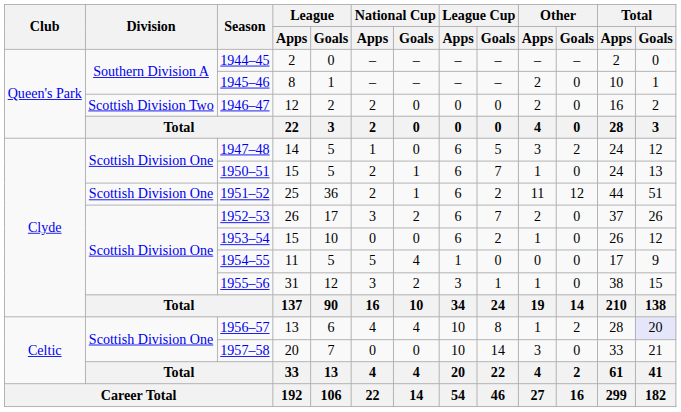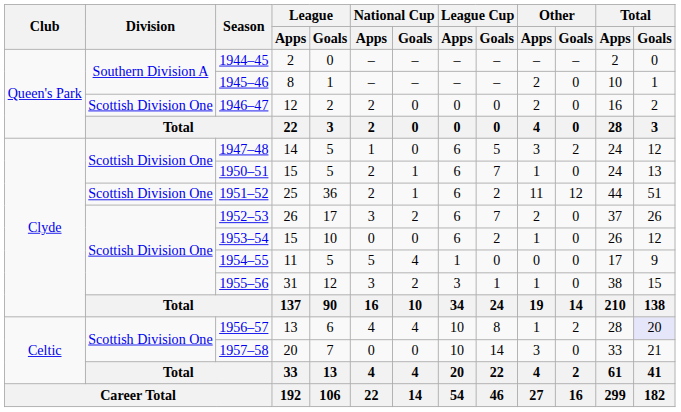(151, 104) Scottish Division Two -> (150, 104) Scottish Division One
